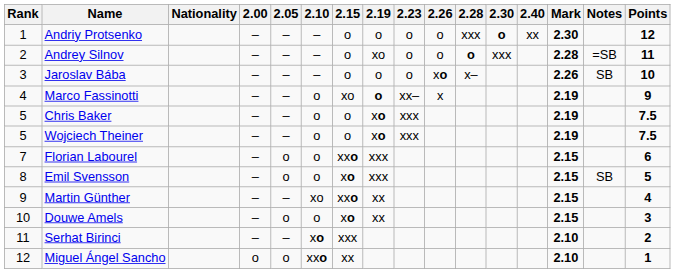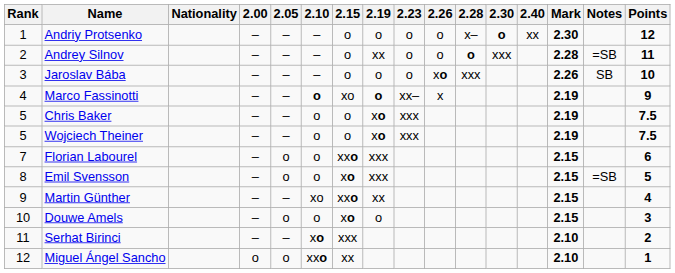(471, 34) xxx -> (471, 34) x–
(378, 55) xo -> (378, 55) xx
(471, 75) x– -> (471, 75) xxx
(317, 95) normal -> (317, 95) bold
(604, 177) SB -> (604, 177) =SB
(378, 217) xx -> (378, 217) o
